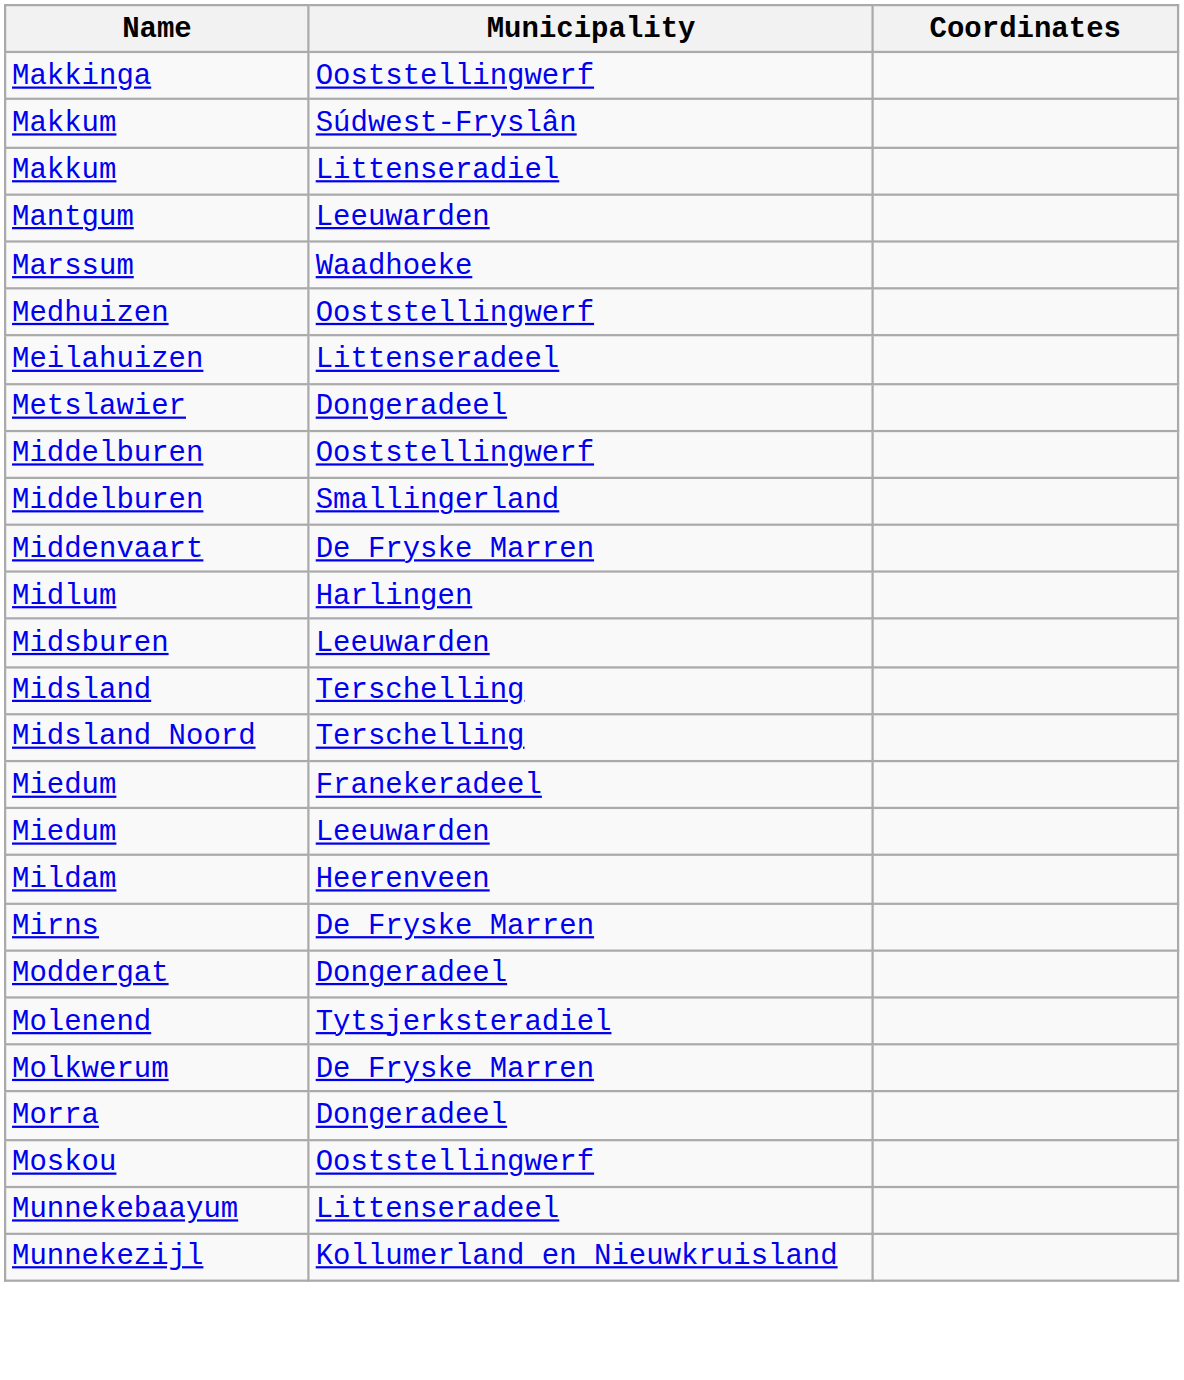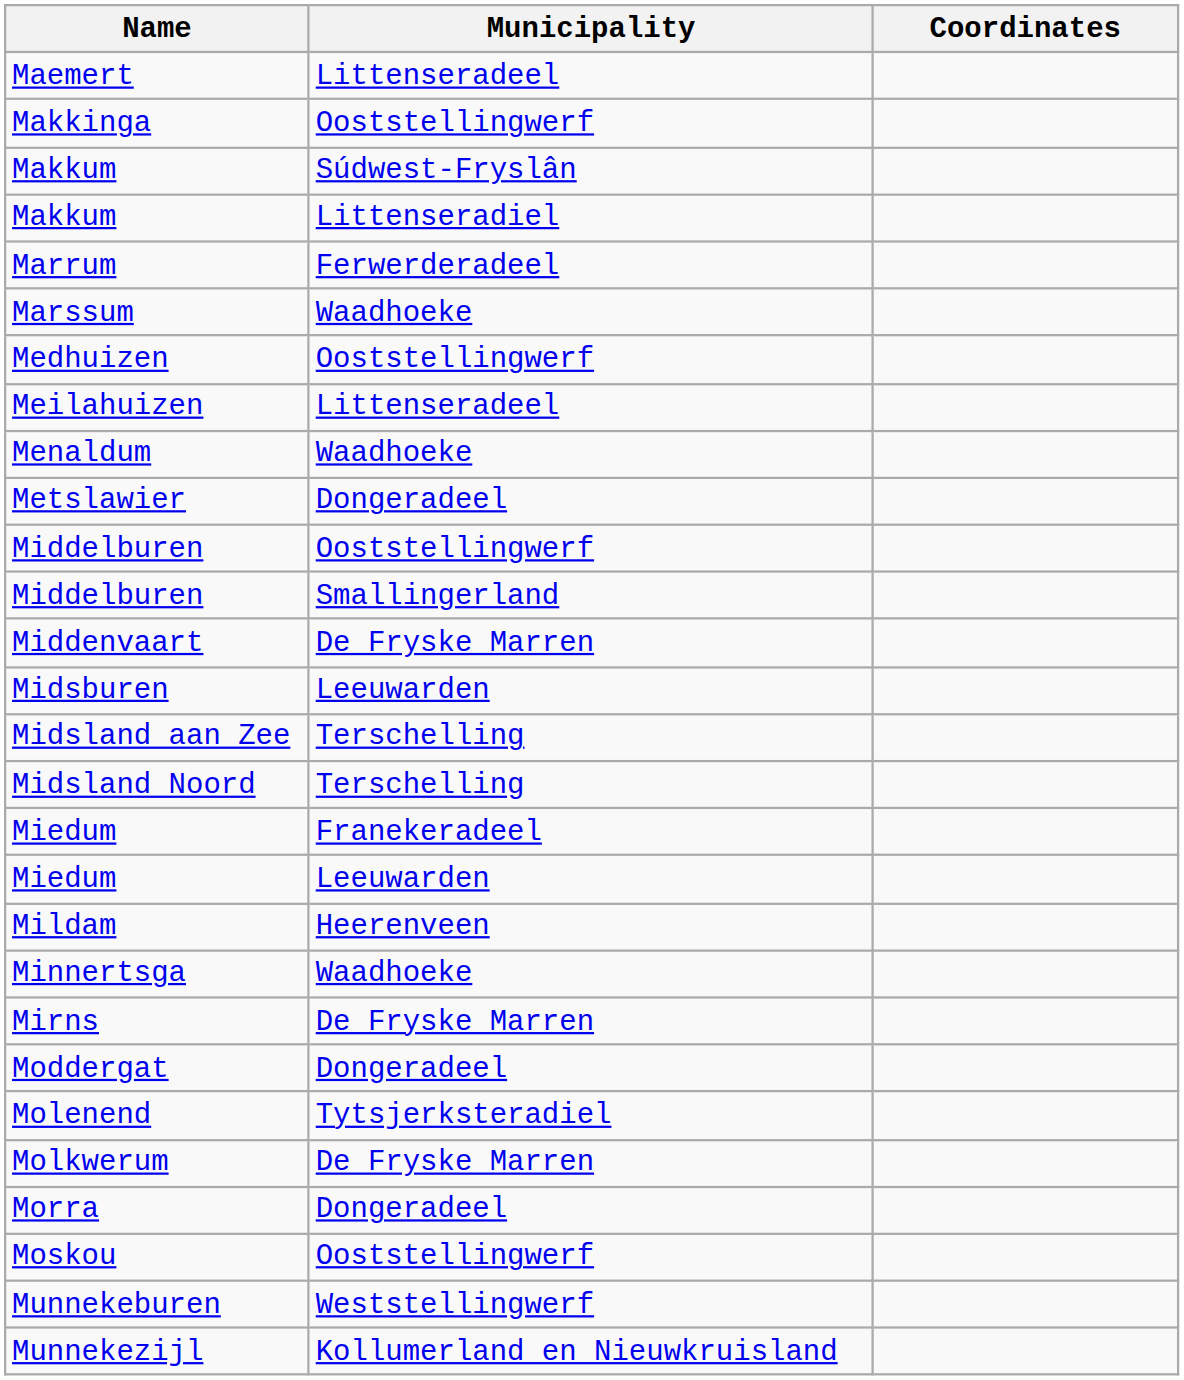+ row: (73, 76)
- row: (73, 218)
+ row: (64, 265)
+ row: (82, 454)
- row: (64, 596)
- row: (82, 690)
+ row: (151, 737)
+ row: (99, 974)
- row: (125, 1210)
+ row: (116, 1304)
